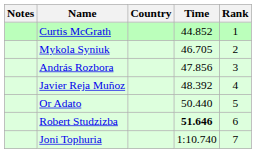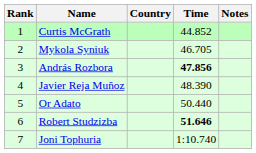columns swapped: (235, 13) <-> (21, 13)
(197, 67) normal -> (196, 67) bold
(197, 85) 48.392 -> (196, 85) 48.390
